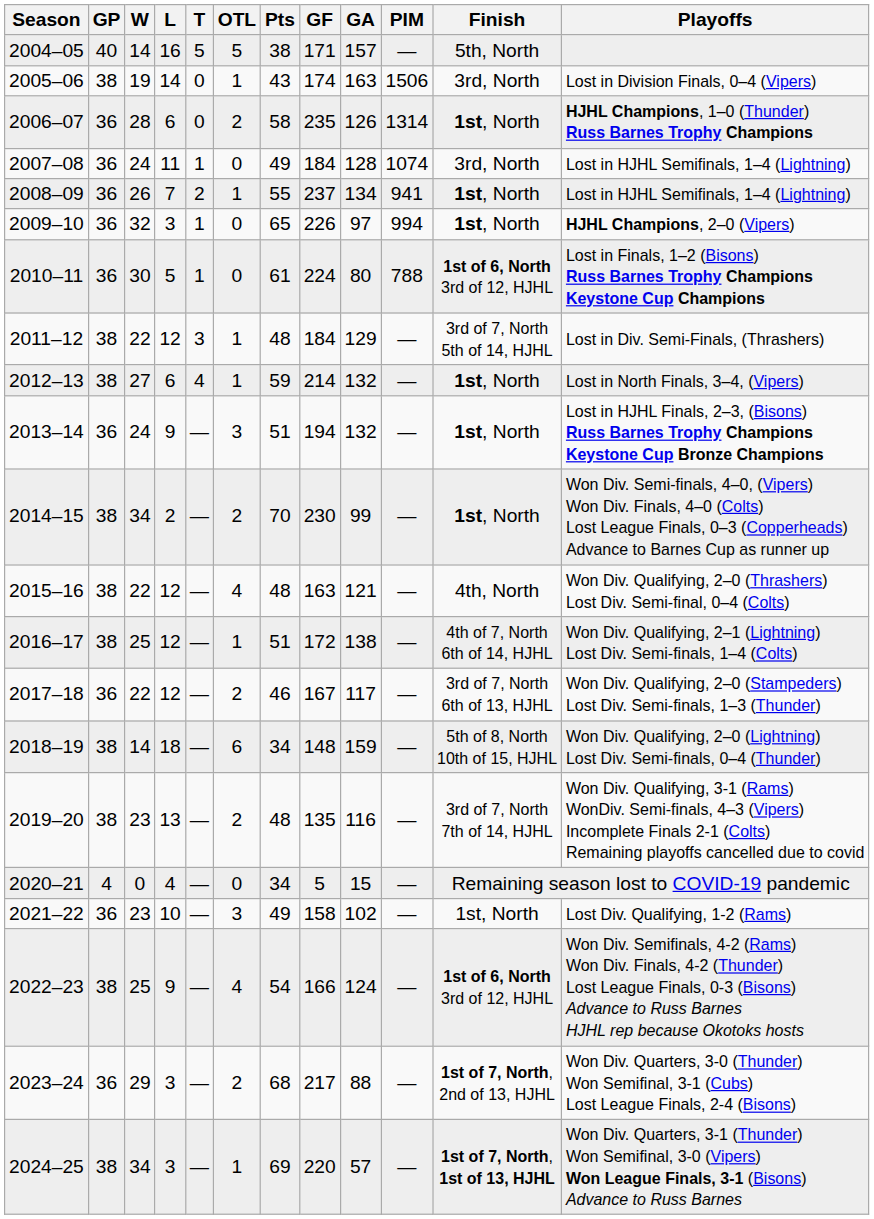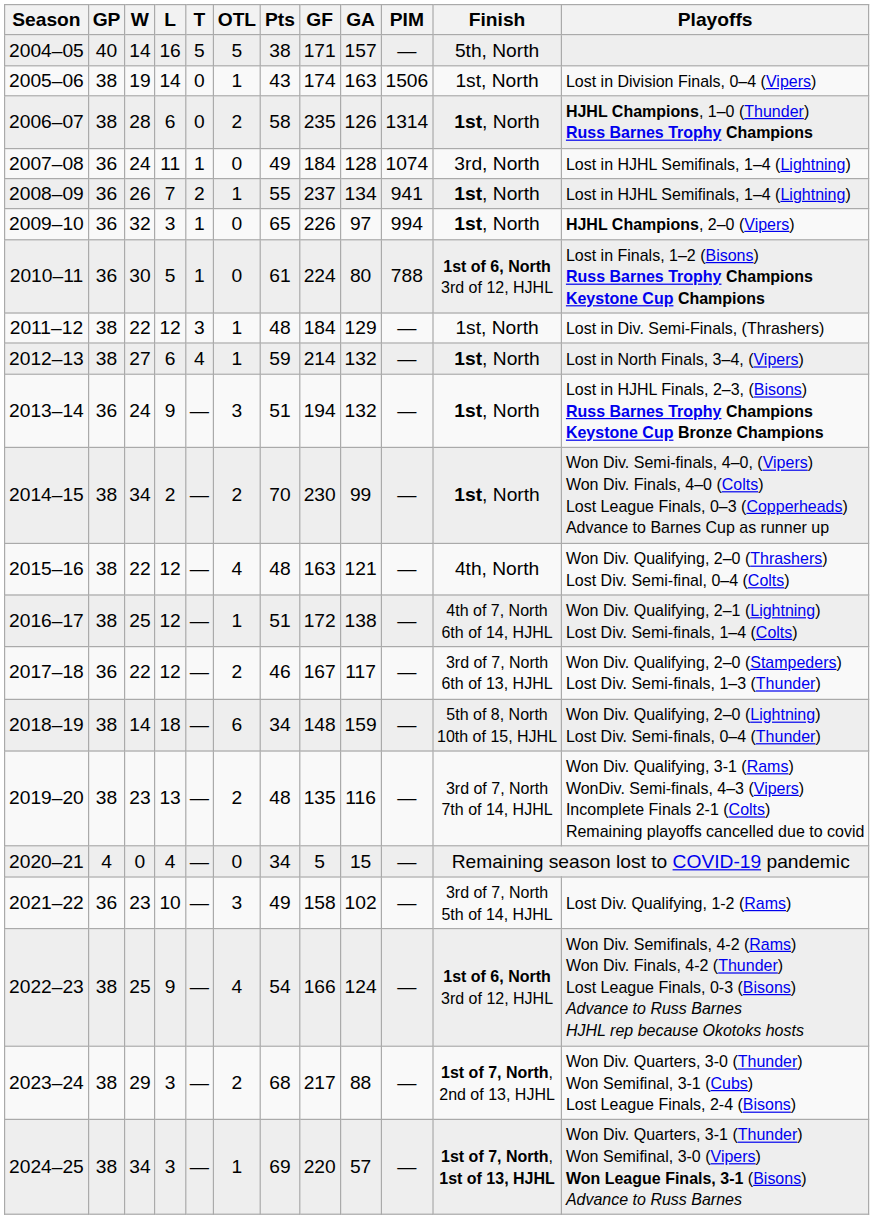(497, 80) 3rd, North -> (497, 80) 1st, North
(106, 121) 36 -> (106, 121) 38
(497, 340) 3rd of 7, North 5th of 14, HJHL -> (497, 328) 1st, North
(497, 913) 1st, North -> (497, 903) 3rd of 7, North 5th of 14, HJHL
(106, 1082) 36 -> (106, 1082) 38
